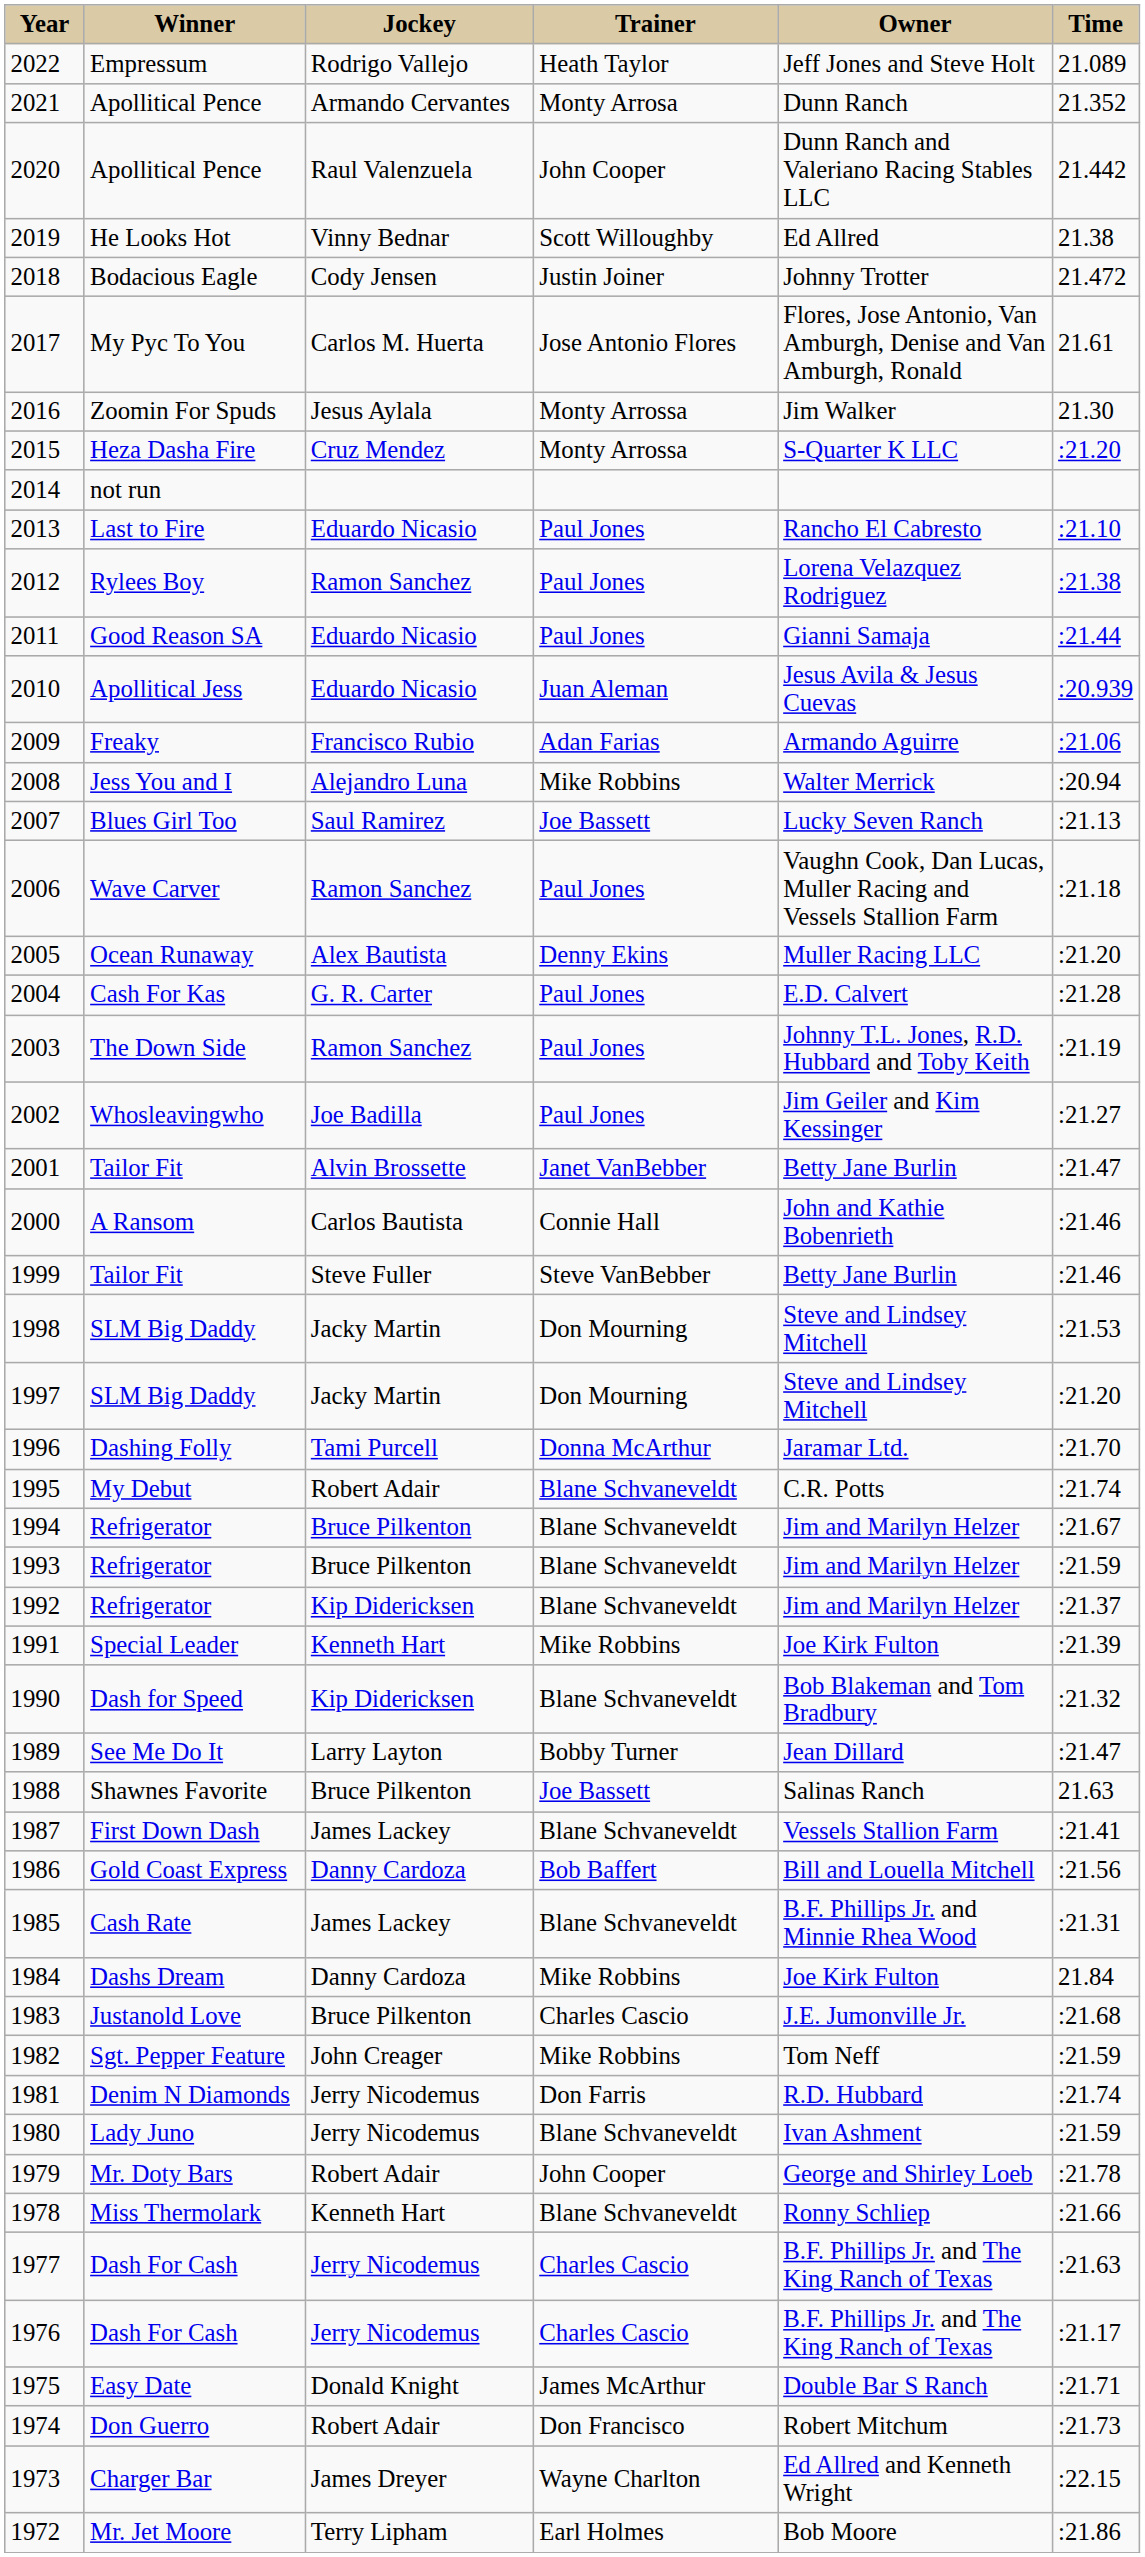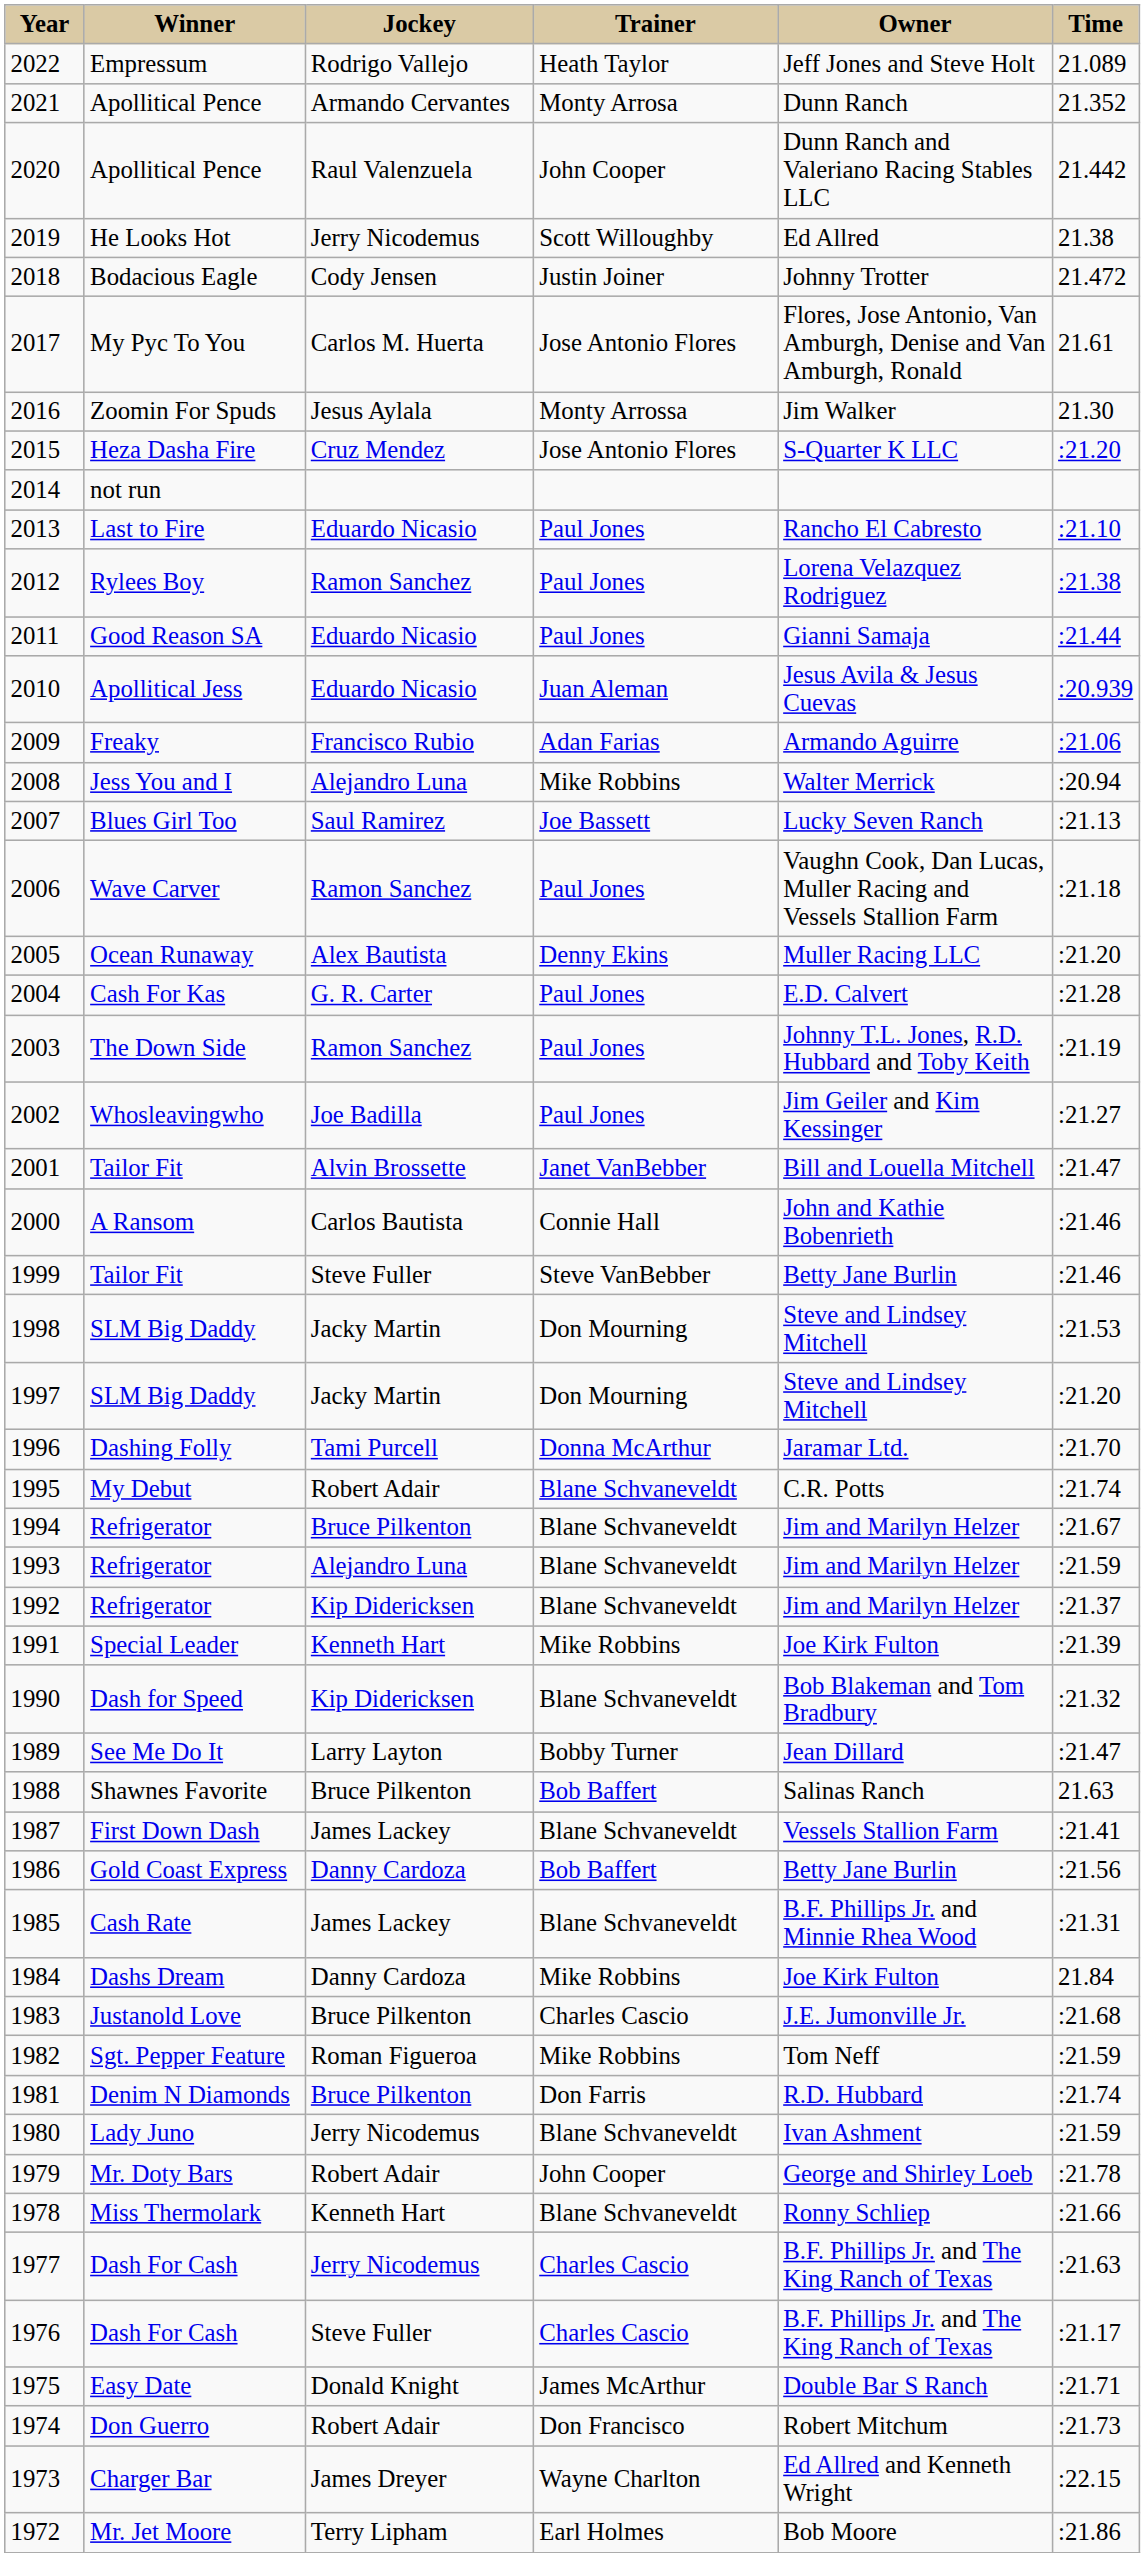(380, 237) Vinny Bednar -> (395, 237) Jerry Nicodemus
(613, 450) Monty Arrossa -> (638, 450) Jose Antonio Flores
(870, 1168) Betty Jane Burlin -> (909, 1168) Bill and Louella Mitchell
(391, 1566) Bruce Pilkenton -> (389, 1566) Alejandro Luna
(595, 1791) Joe Bassett -> (598, 1791) Bob Baffert
(909, 1870) Bill and Louella Mitchell -> (870, 1870) Betty Jane Burlin
(377, 2055) John Creager -> (394, 2055) Roman Figueroa
(395, 2094) Jerry Nicodemus -> (391, 2094) Bruce Pilkenton
(395, 2333) Jerry Nicodemus -> (371, 2333) Steve Fuller
